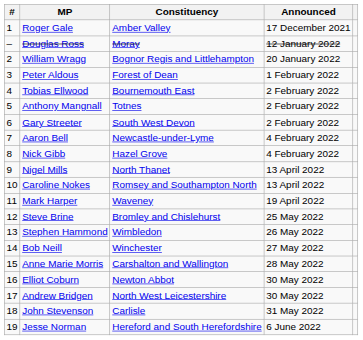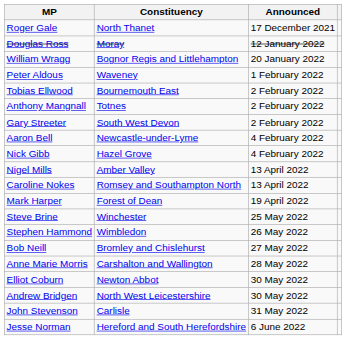- column: (12, 12)
(141, 28) Amber Valley -> (126, 28) North Thanet
(145, 75) Forest of Dean -> (117, 75) Waveney
(141, 169) North Thanet -> (126, 169) Amber Valley
(133, 201) Waveney -> (129, 201) Forest of Dean
(166, 216) Bromley and Chislehurst -> (121, 216) Winchester
(137, 248) Winchester -> (151, 248) Bromley and Chislehurst
